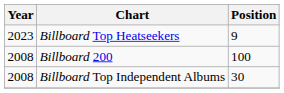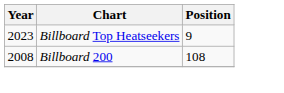(241, 56) 100 -> (195, 56) 108
- row: (132, 77)
